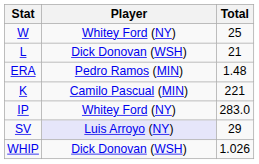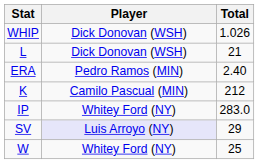rows swapped: (23, 33) <-> (23, 149)
(235, 71) 1.48 -> (235, 71) 2.40
(235, 91) 221 -> (235, 91) 212
